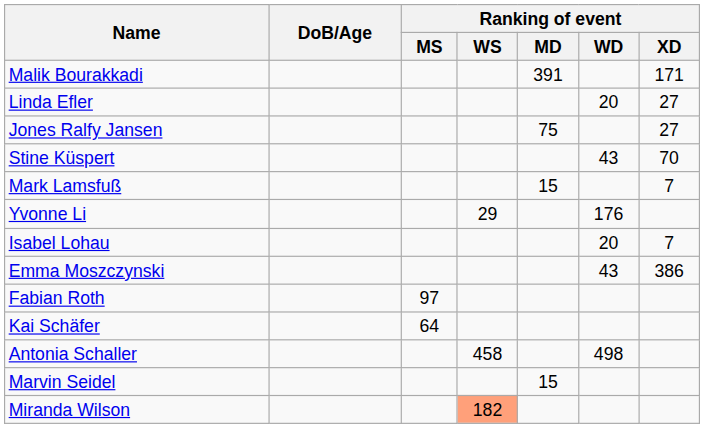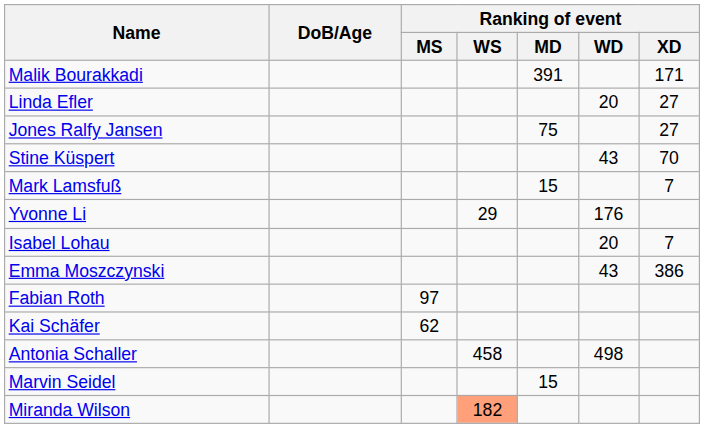(429, 326) 64 -> (429, 326) 62
